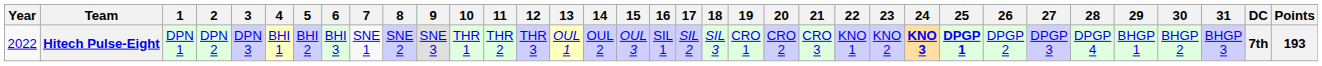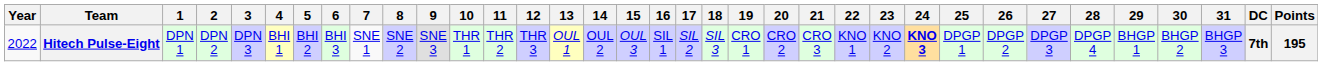(962, 43) bold -> (962, 43) normal
(1295, 43) 193 -> (1295, 43) 195
